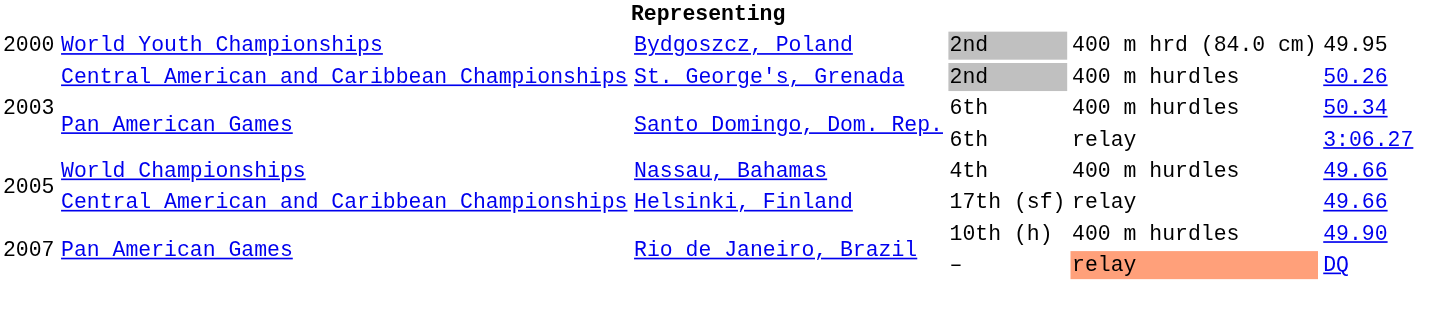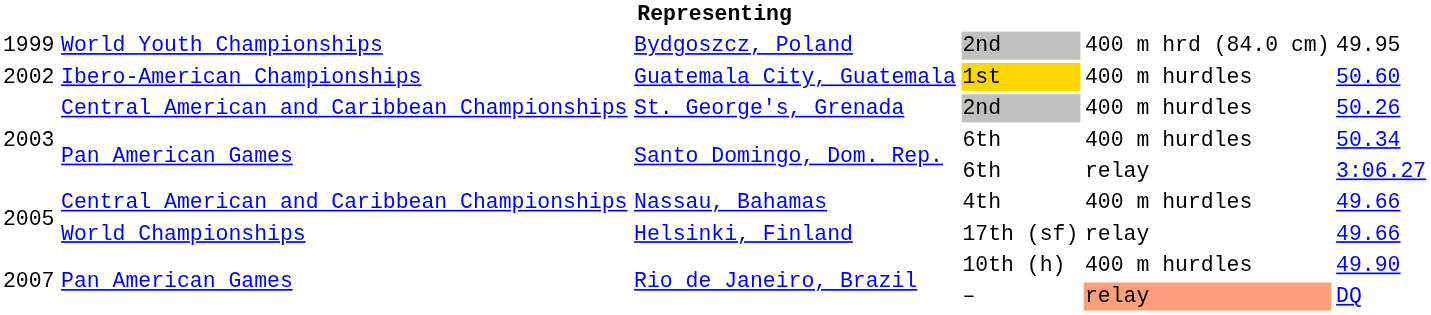(29, 46) 2000 -> (29, 46) 1999
+ row: (795, 77)
(183, 171) World Championships -> (344, 202) Central American and Caribbean Championships
(344, 202) Central American and Caribbean Championships -> (183, 234) World Championships
